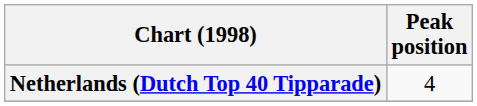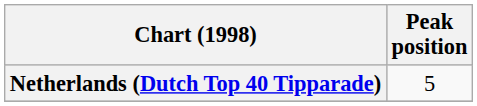(430, 82) 4 -> (430, 82) 5
